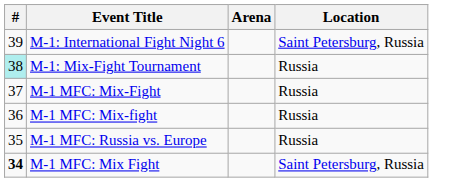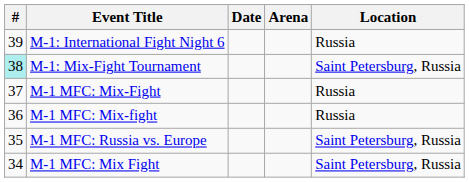+ column: (247, 17)
(351, 41) Saint Petersburg, Russia -> (335, 41) Russia
(298, 66) Russia -> (388, 66) Saint Petersburg, Russia
(298, 140) Russia -> (388, 140) Saint Petersburg, Russia
(16, 165) bold -> (16, 165) normal
